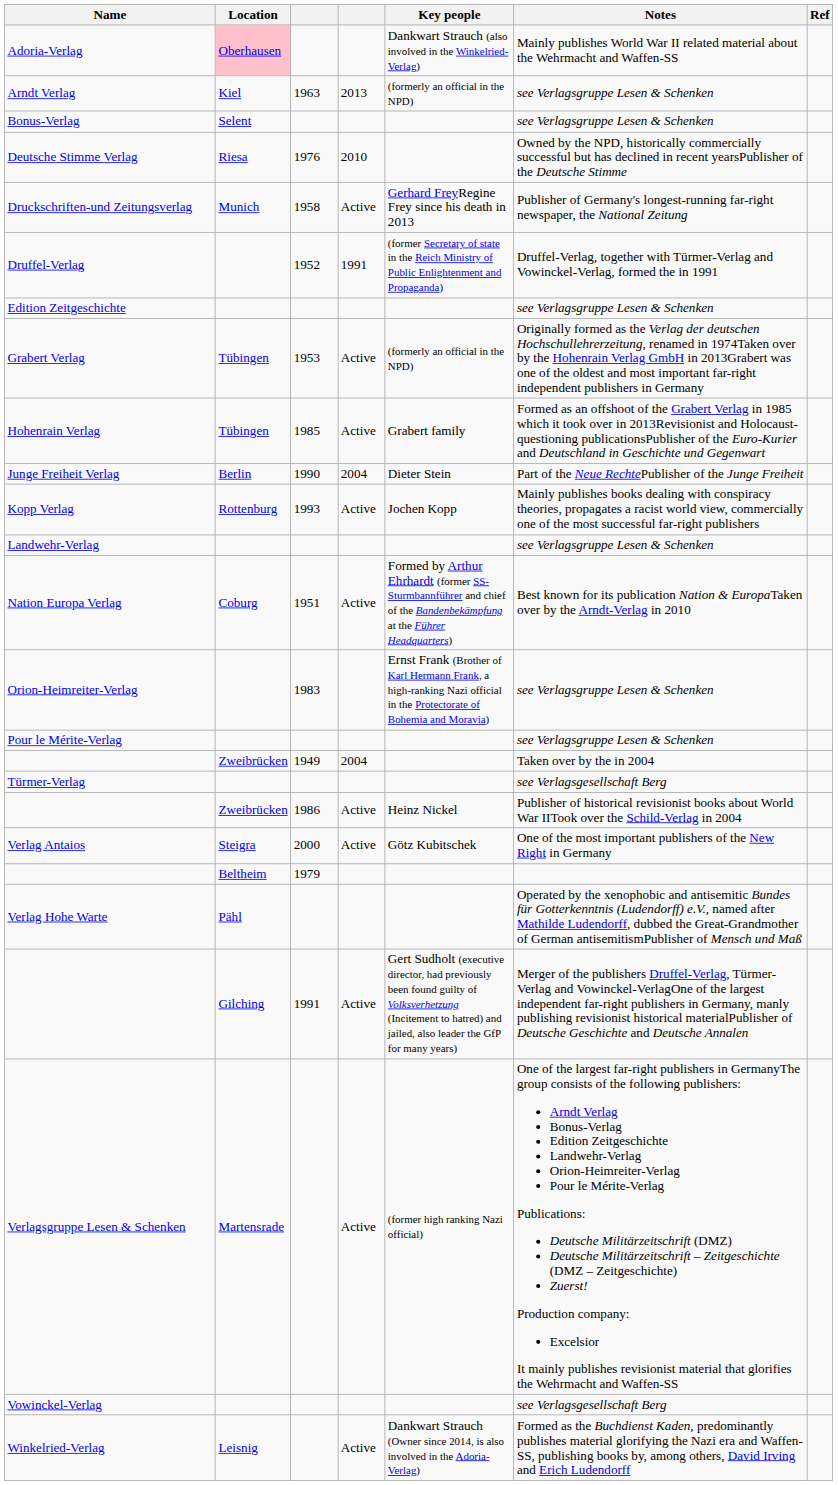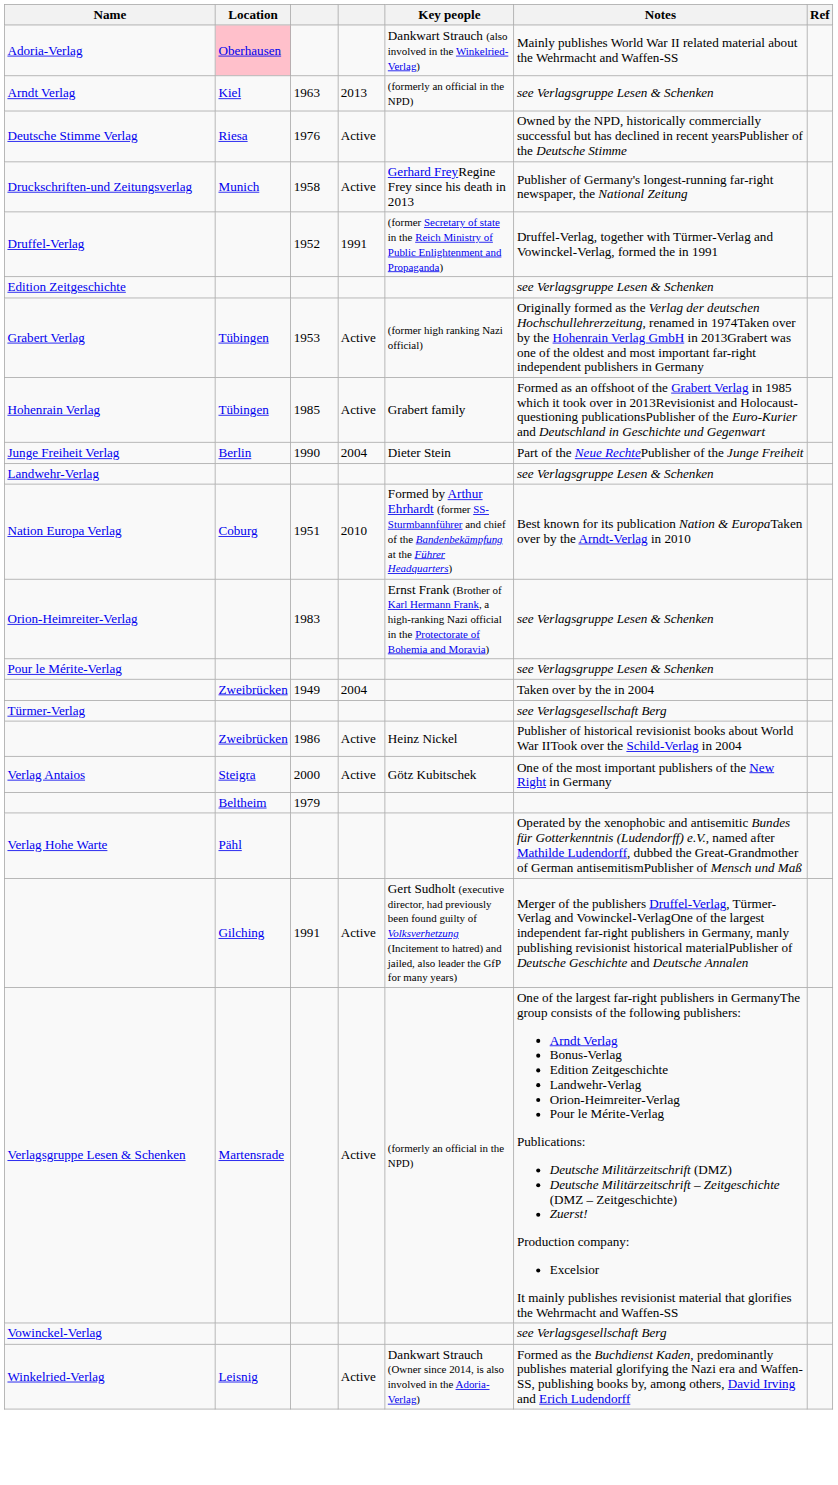- row: (44, 121)
(354, 157) 2010 -> (358, 136) Active
(446, 359) (formerly an official in the NPD) -> (445, 338) (former high ranking Nazi official)
- row: (41, 509)
(358, 602) Active -> (354, 531) 2010
(445, 1227) (former high ranking Nazi official) -> (446, 1156) (formerly an official in the NPD)
